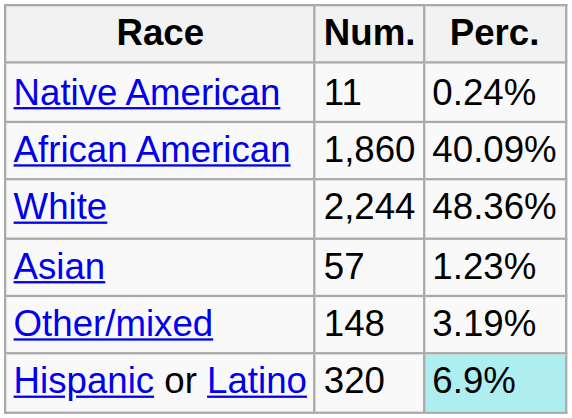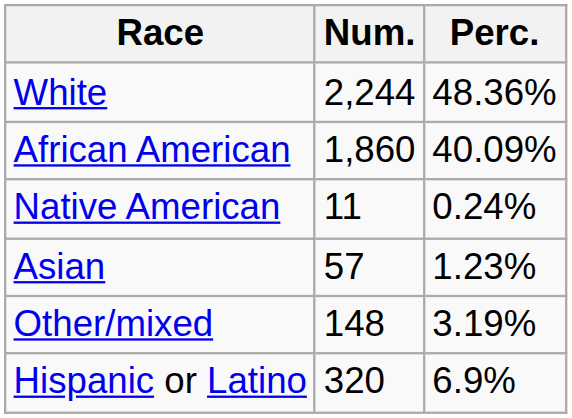rows swapped: (60, 207) <-> (147, 91)
(474, 382) paleturquoise background -> (474, 382) no background
